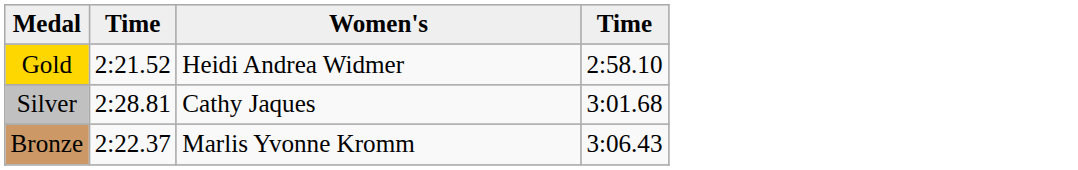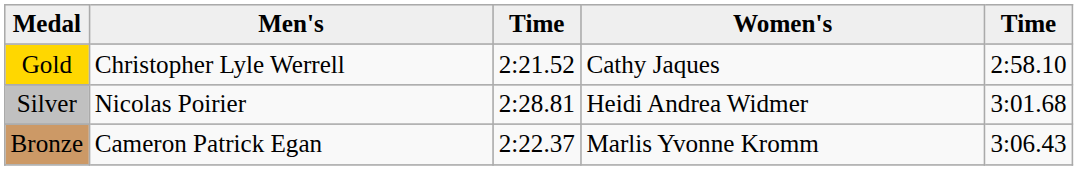+ column: (291, 24)
(293, 64) Heidi Andrea Widmer -> (653, 64) Cathy Jaques
(249, 104) Cathy Jaques -> (697, 104) Heidi Andrea Widmer
